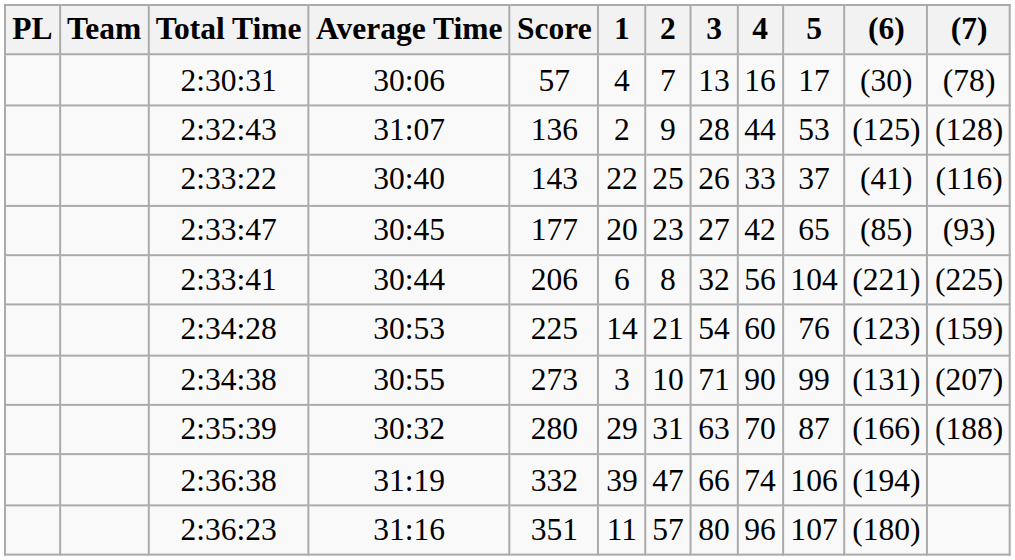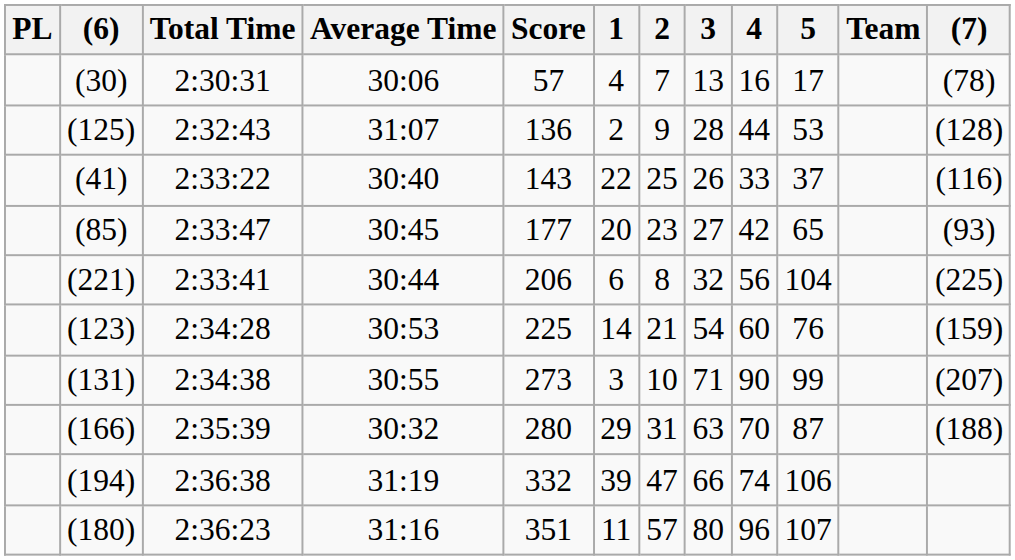columns swapped: (104, 29) <-> (886, 29)
